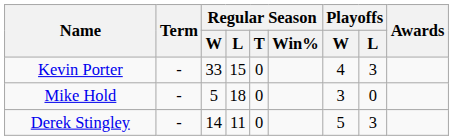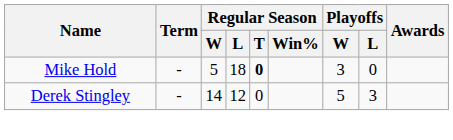- row: (80, 69)
(259, 95) normal -> (259, 69) bold
(238, 122) 11 -> (238, 95) 12
